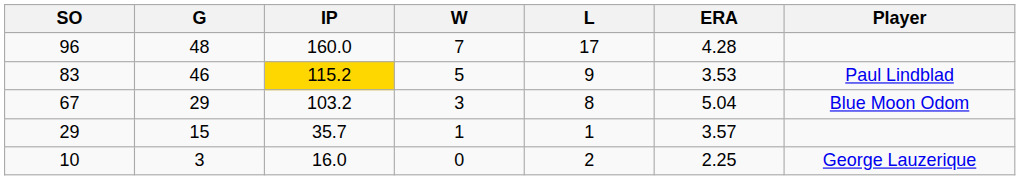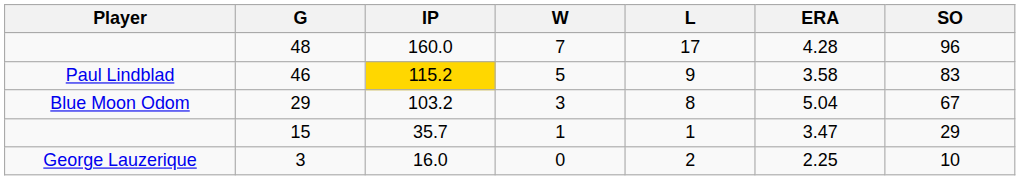columns swapped: (900, 18) <-> (70, 18)
(719, 75) 3.53 -> (820, 75) 3.58
(719, 132) 3.57 -> (820, 132) 3.47
